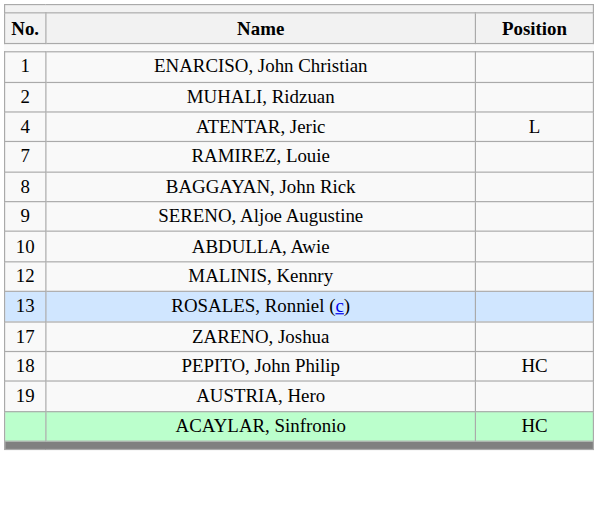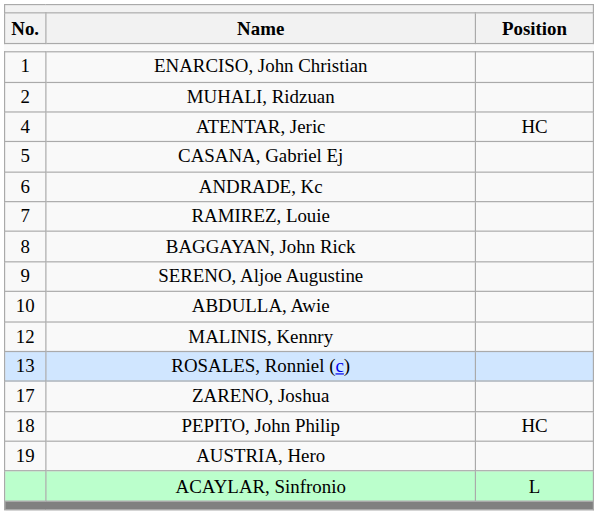(535, 126) L -> (535, 126) HC
+ row: (25, 156)
+ row: (25, 186)
(535, 426) HC -> (535, 486) L
